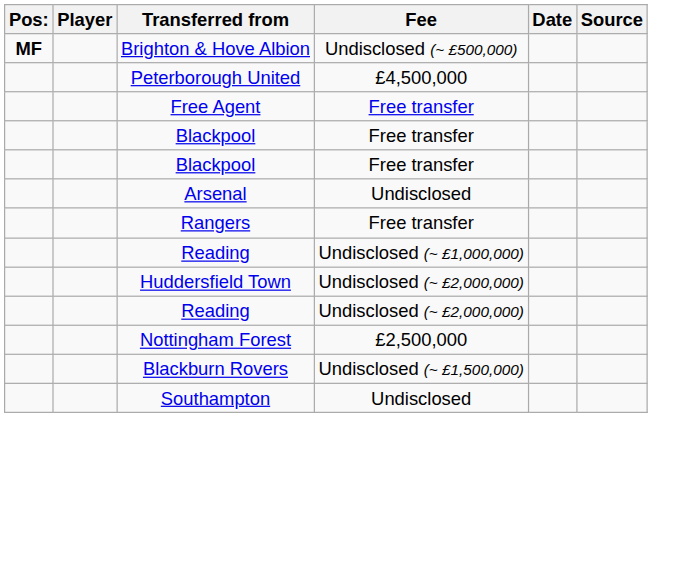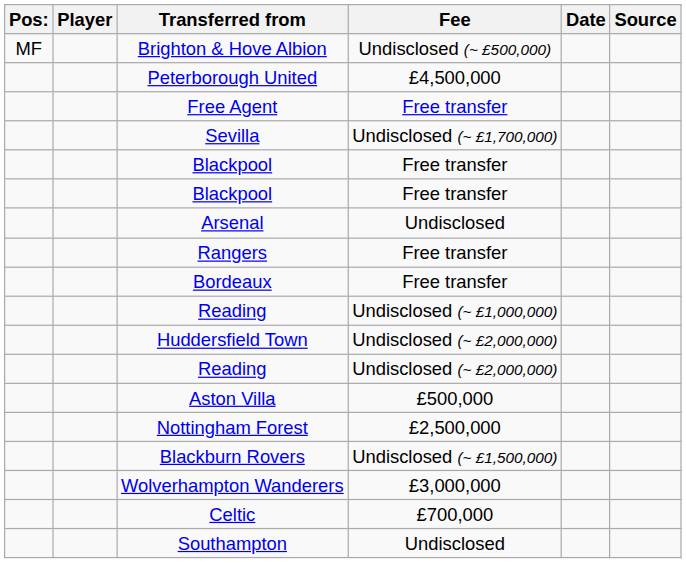(29, 48) bold -> (29, 48) normal
+ row: (232, 136)
+ row: (232, 281)
+ row: (232, 398)
+ row: (232, 485)
+ row: (232, 514)
